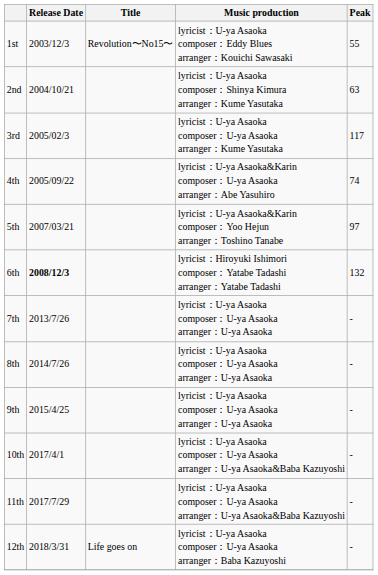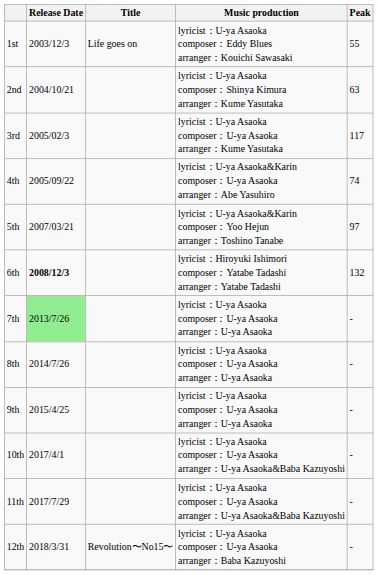(131, 44) Revolution〜No15〜 -> (112, 44) Life goes on
(49, 318) no background -> (49, 318) lightgreen background
(112, 547) Life goes on -> (131, 547) Revolution〜No15〜
